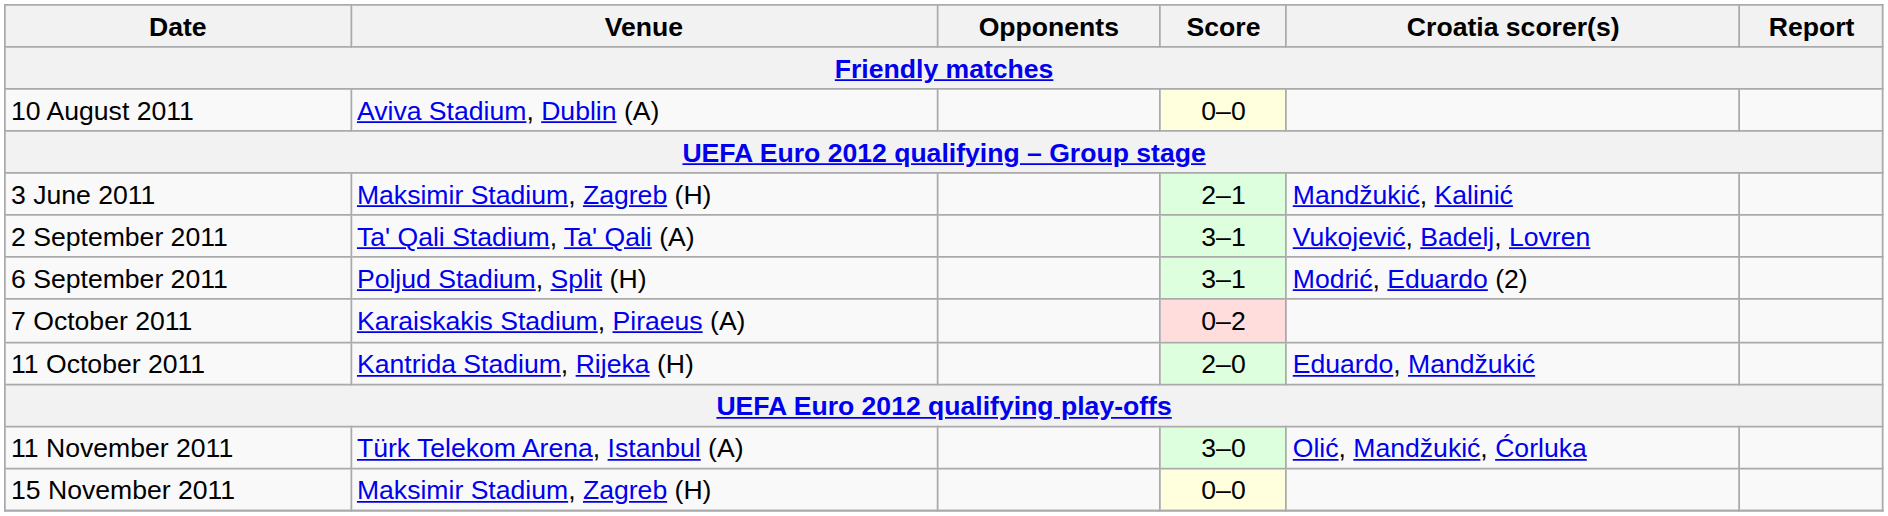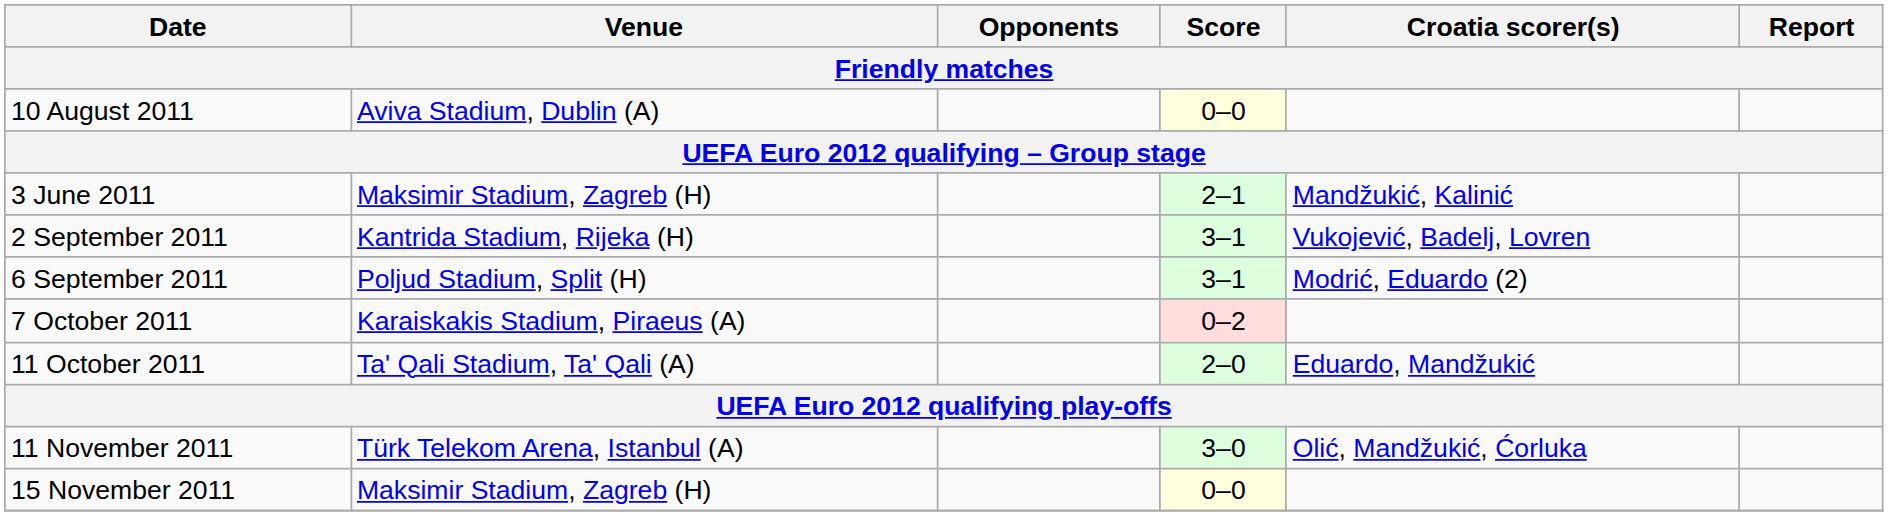(526, 237) Ta' Qali Stadium, Ta' Qali (A) -> (525, 237) Kantrida Stadium, Rijeka (H)
(525, 363) Kantrida Stadium, Rijeka (H) -> (526, 363) Ta' Qali Stadium, Ta' Qali (A)
